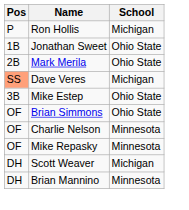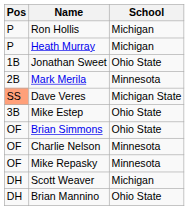+ row: (63, 46)
(137, 63) Ohio State -> (136, 79) Minnesota
(133, 79) Michigan -> (147, 96) Michigan State
(136, 180) Minnesota -> (137, 197) Ohio State
